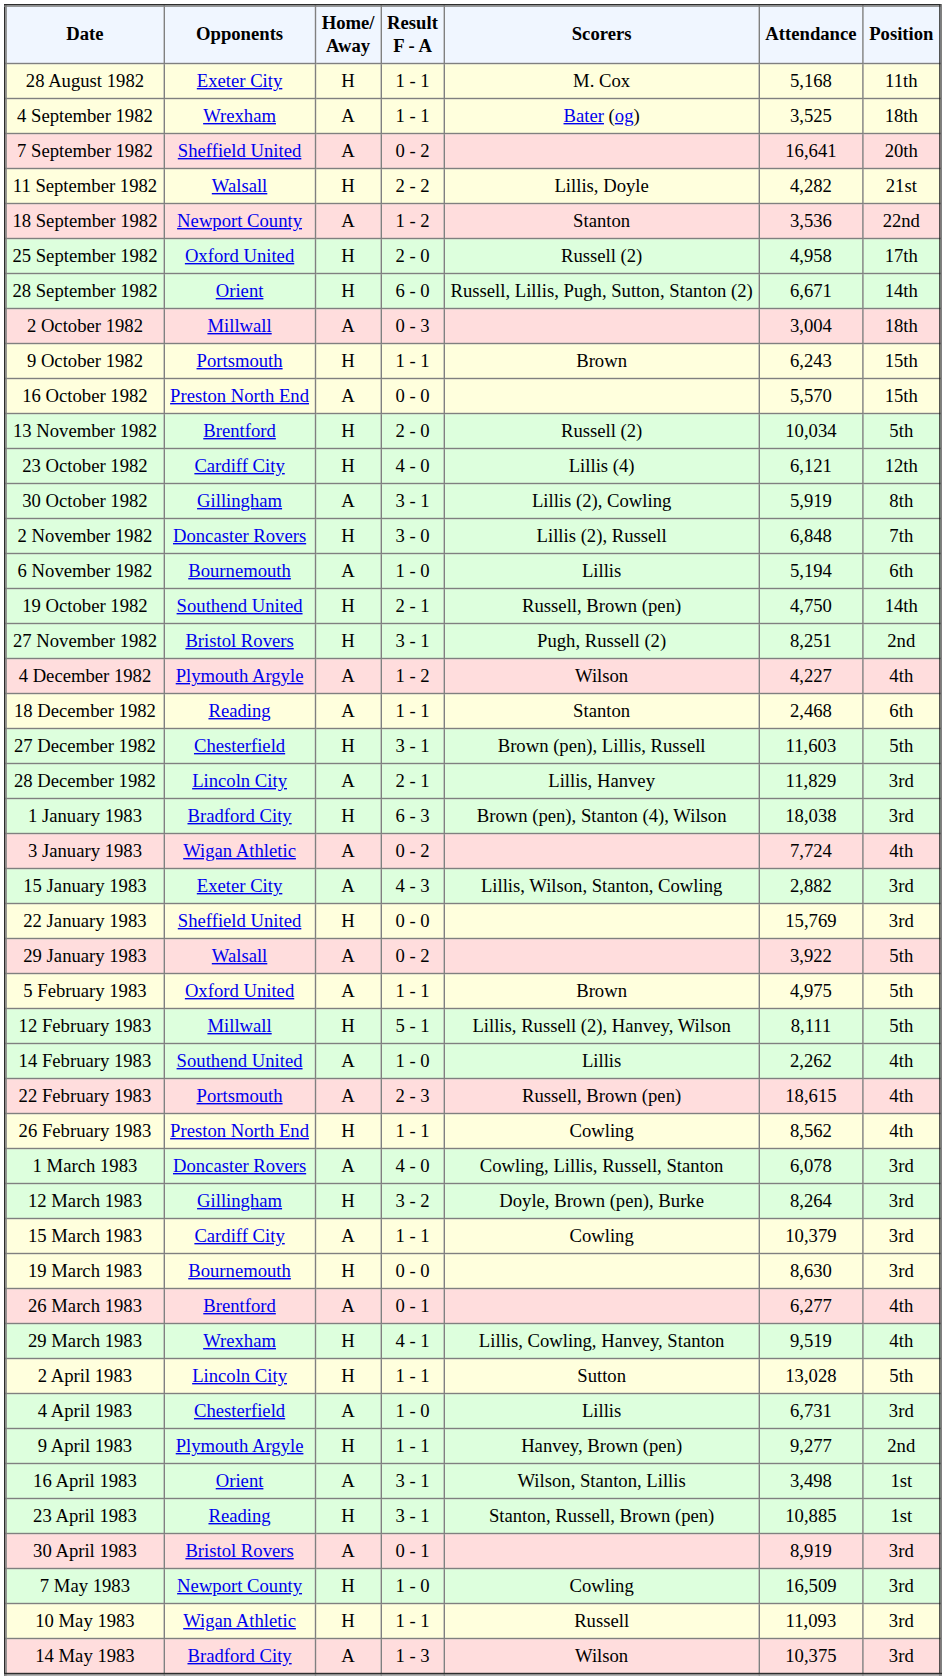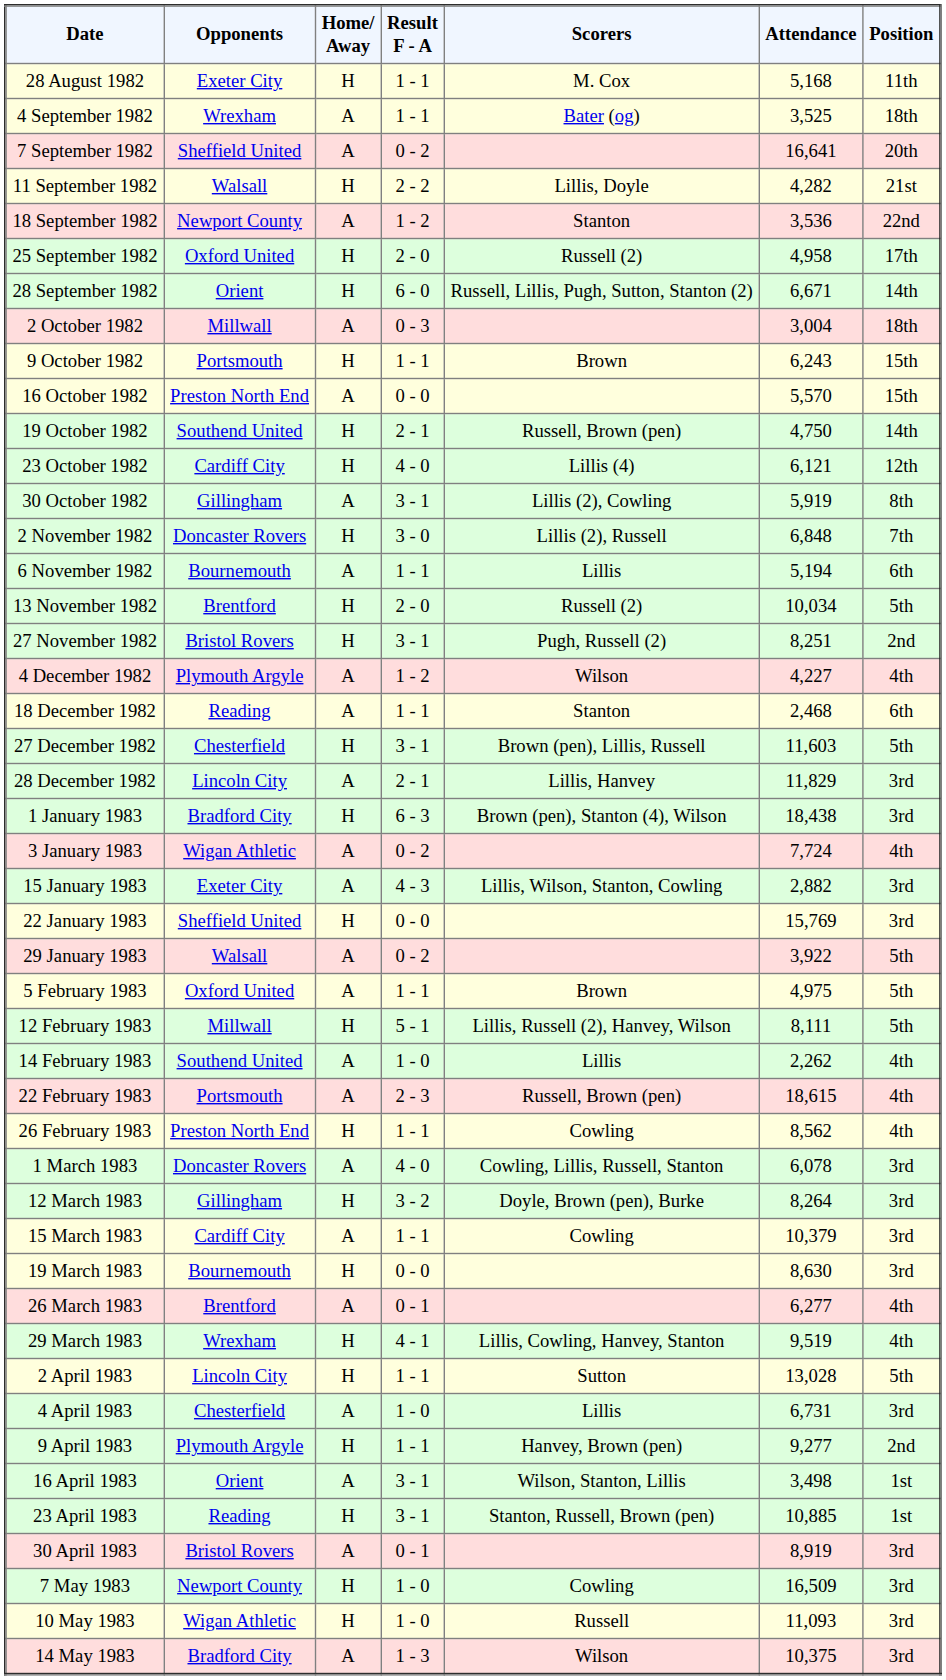rows swapped: (85, 605) <-> (85, 430)
(412, 570) 1 - 0 -> (412, 570) 1 - 1
(811, 815) 18,038 -> (811, 815) 18,438
(412, 1620) 1 - 1 -> (412, 1620) 1 - 0
